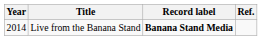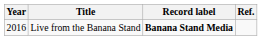(16, 27) 2014 -> (16, 27) 2016
